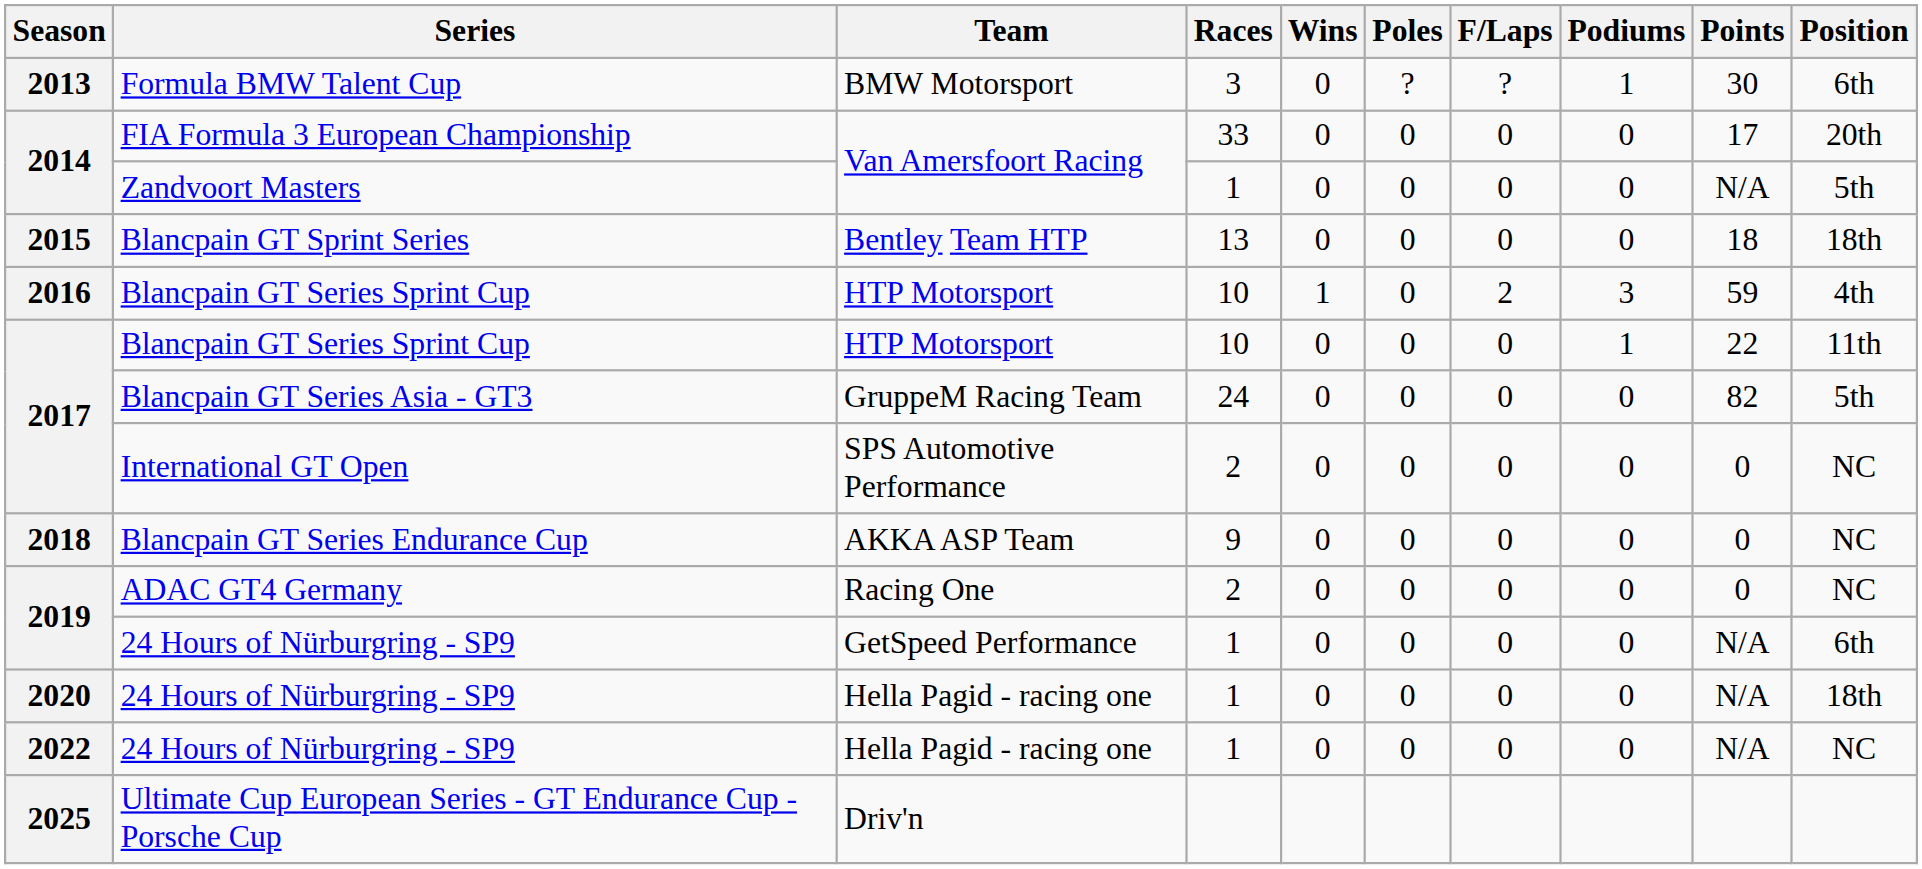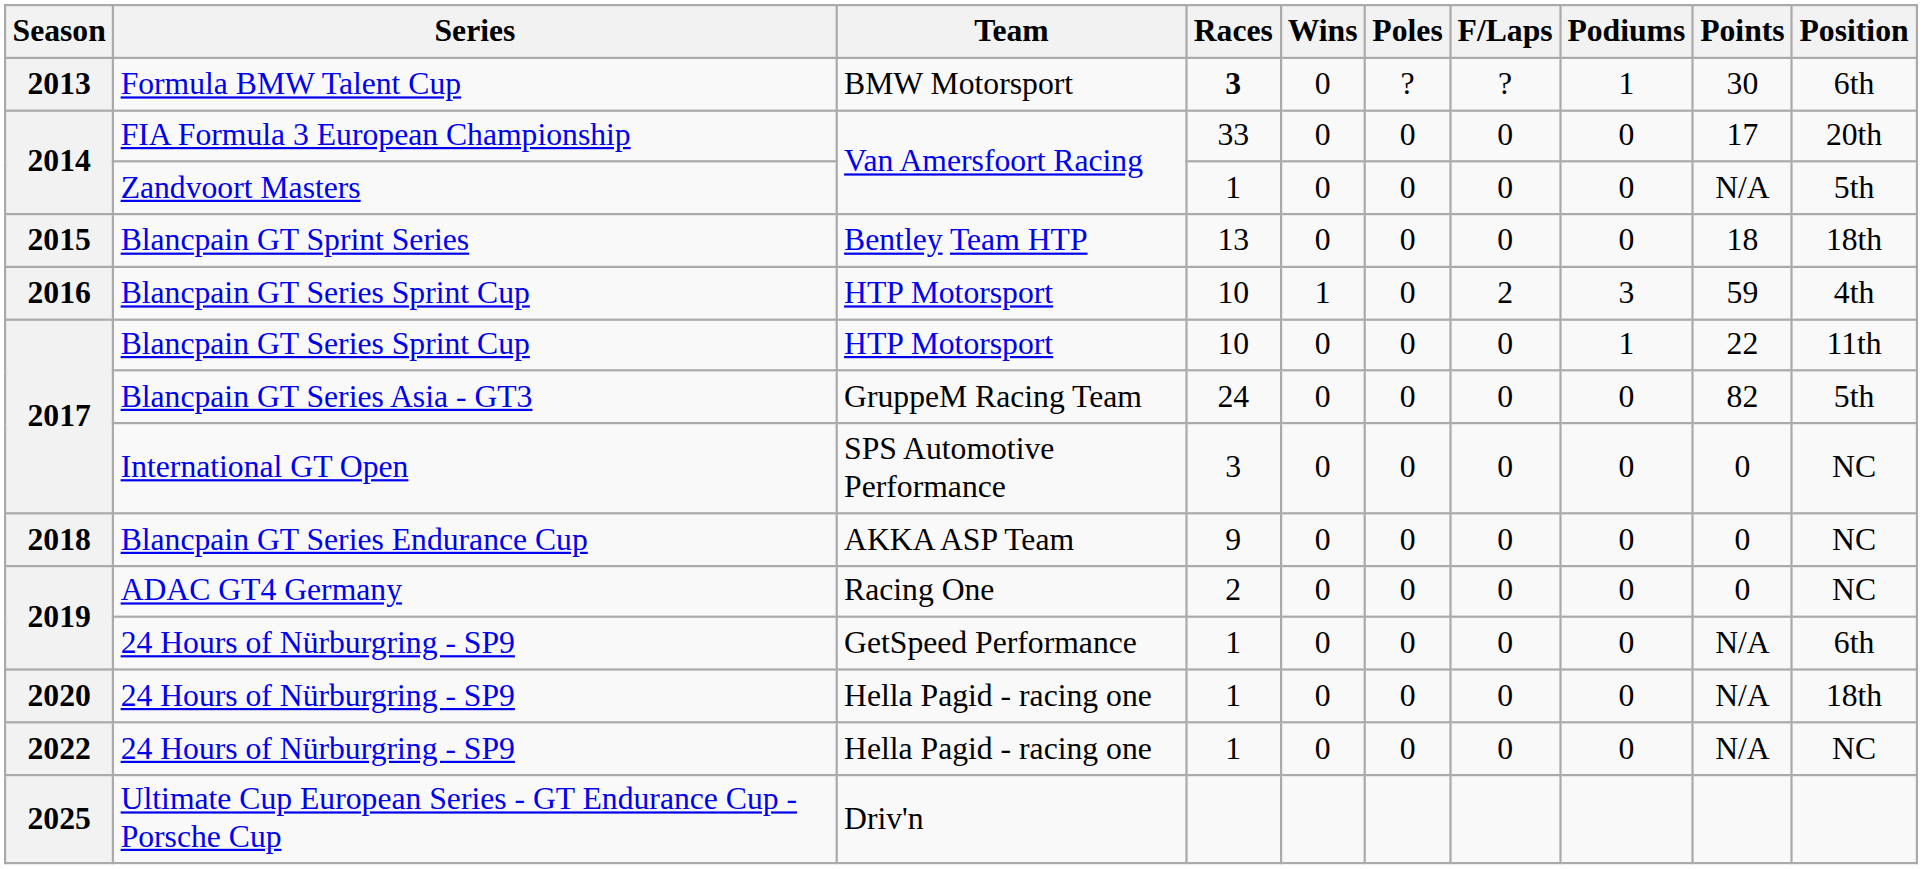(1233, 83) normal -> (1233, 83) bold
(1233, 467) 2 -> (1233, 467) 3
